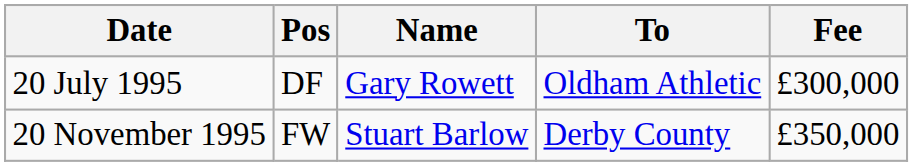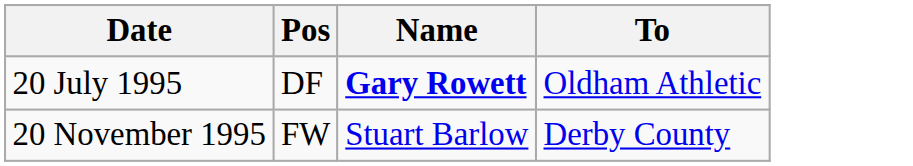- column: (838, 30)
(430, 82) normal -> (436, 82) bold
